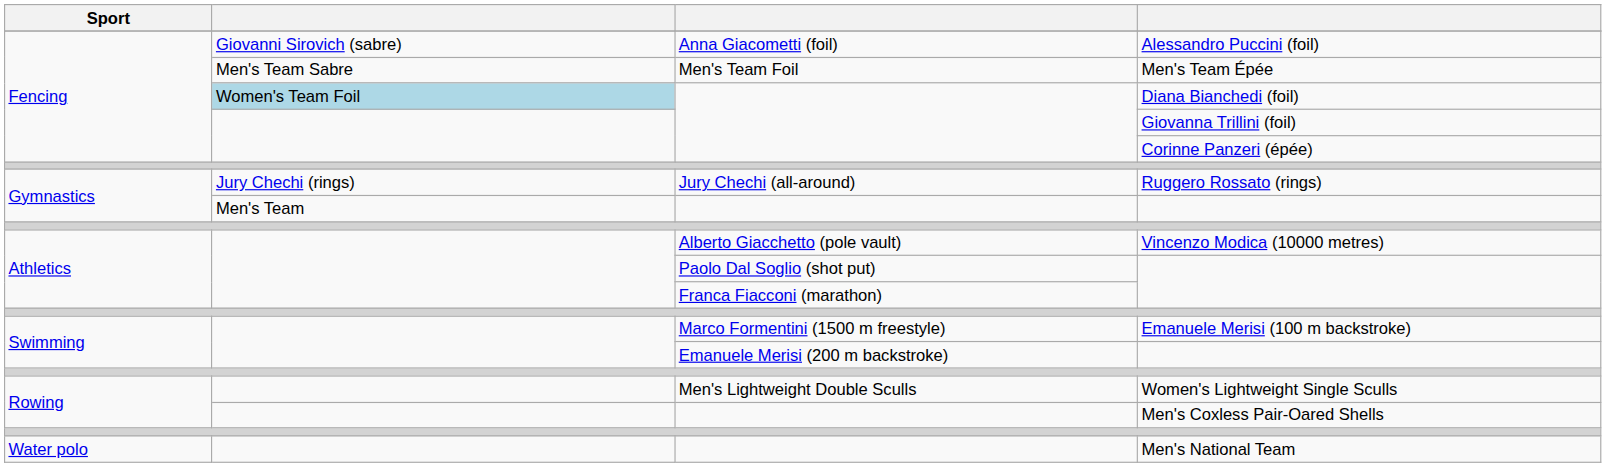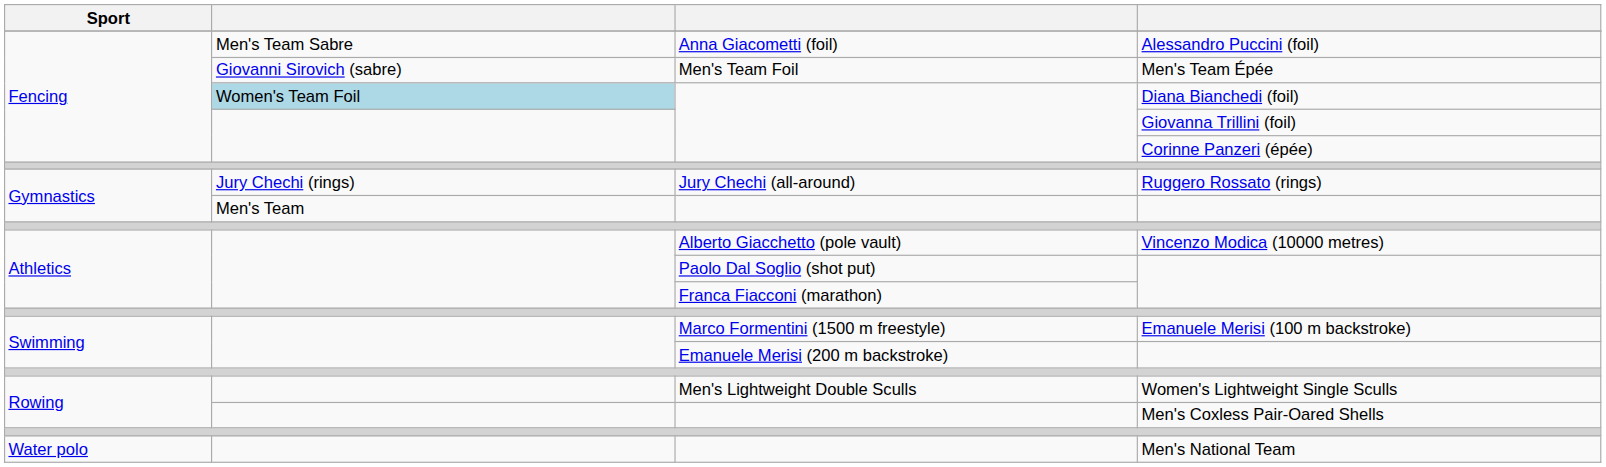(309, 44) Giovanni Sirovich (sabre) -> (285, 44) Men's Team Sabre
(285, 70) Men's Team Sabre -> (309, 70) Giovanni Sirovich (sabre)
